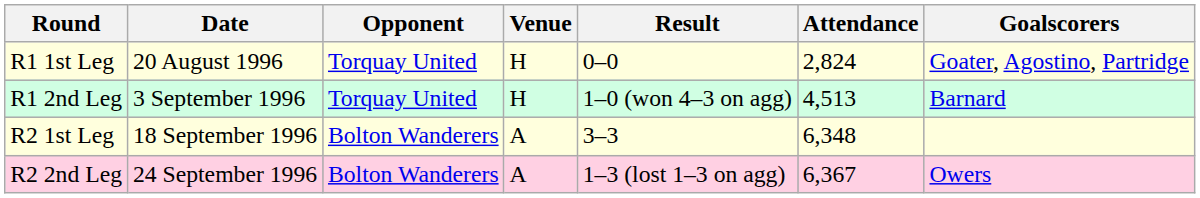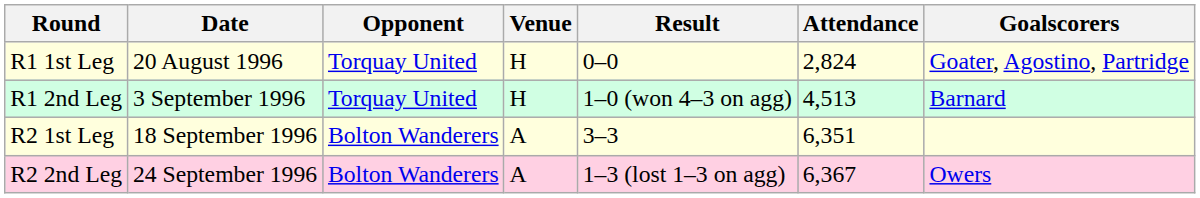(829, 135) 6,348 -> (829, 135) 6,351
